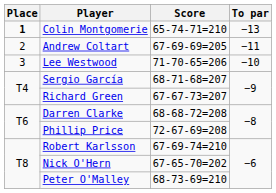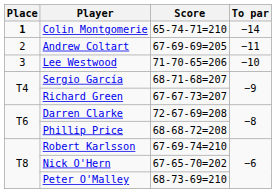(250, 30) −13 -> (250, 30) −14
(190, 113) 68-68-72=208 -> (190, 113) 72-67-69=208
(190, 130) 72-67-69=208 -> (190, 130) 68-68-72=208
